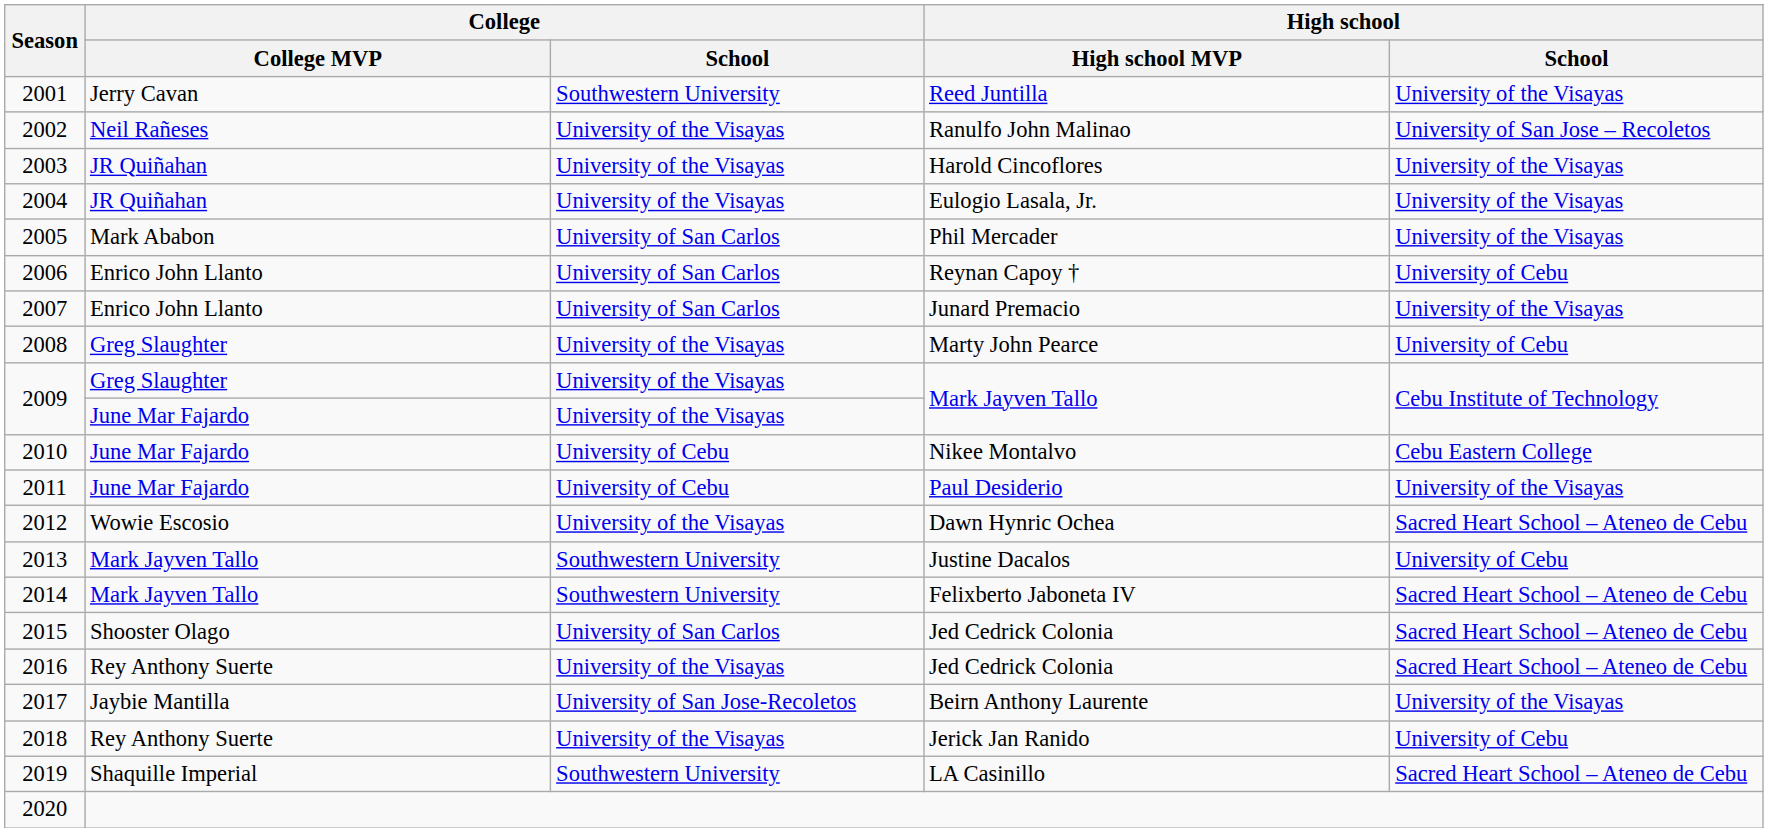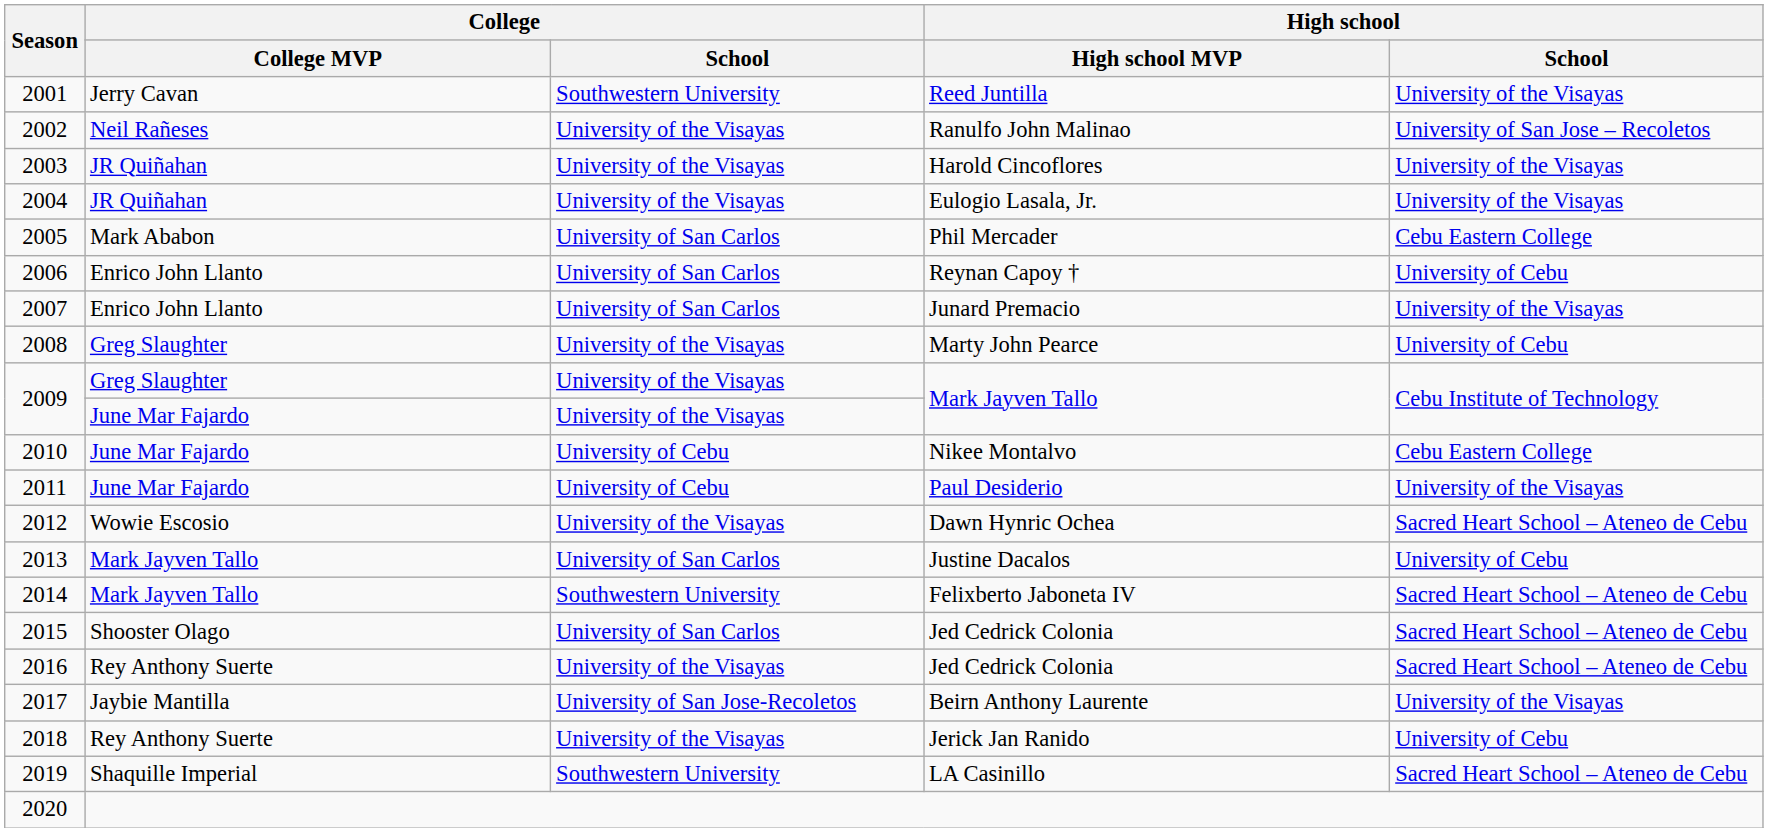(1509, 237) University of the Visayas -> (1494, 237) Cebu Eastern College
(668, 559) Southwestern University -> (668, 559) University of San Carlos
